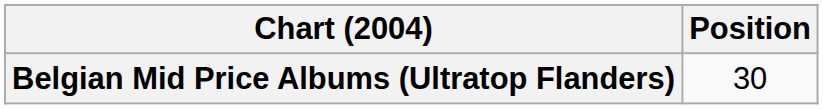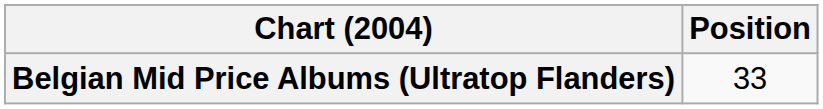(750, 77) 30 -> (750, 77) 33
